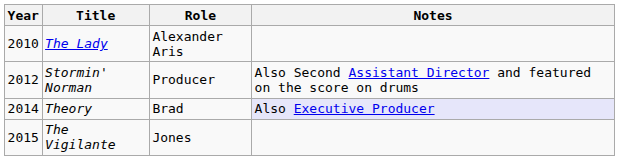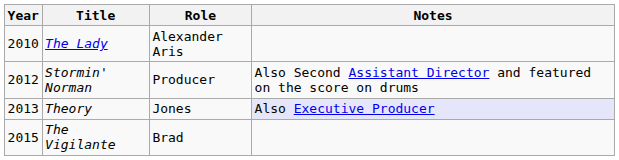(23, 109) 2014 -> (23, 109) 2013
(168, 109) Brad -> (172, 109) Jones
(172, 137) Jones -> (168, 137) Brad
